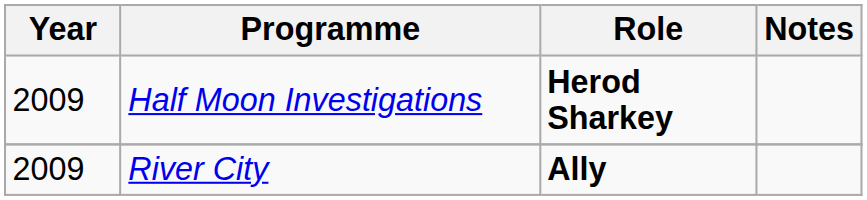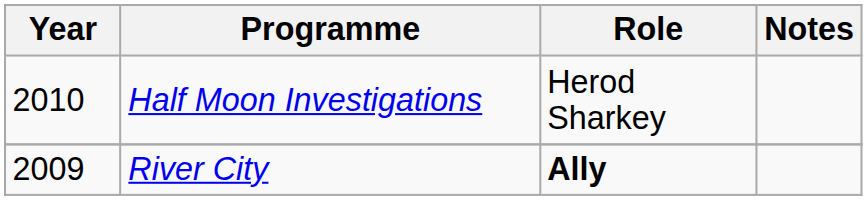(48, 99) 2009 -> (48, 99) 2010
(610, 99) bold -> (607, 99) normal
